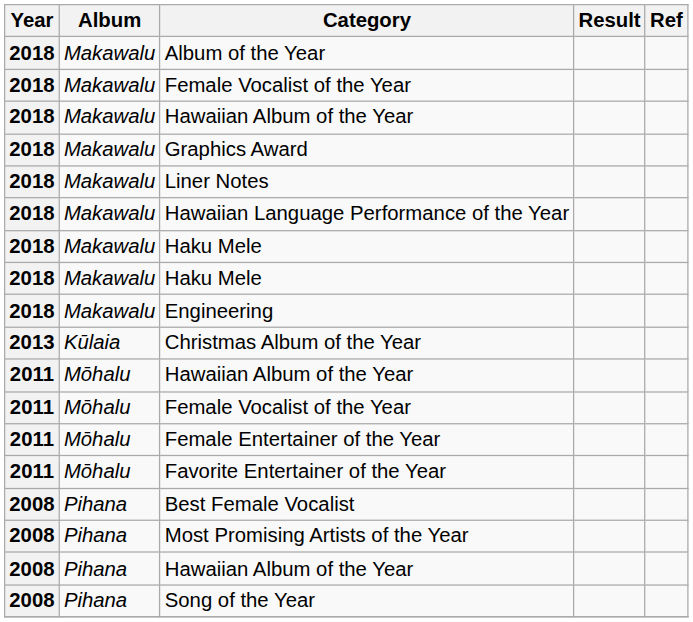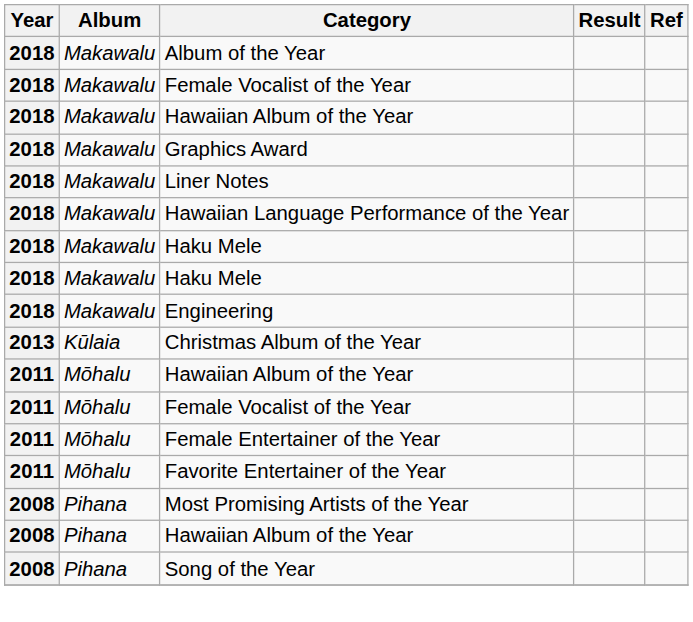- row: (32, 504)
